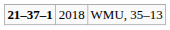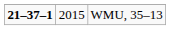(72, 14) 2018 -> (72, 14) 2015
